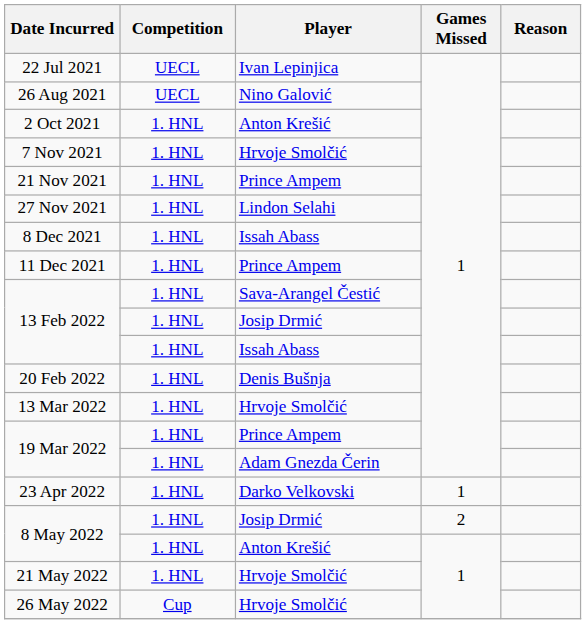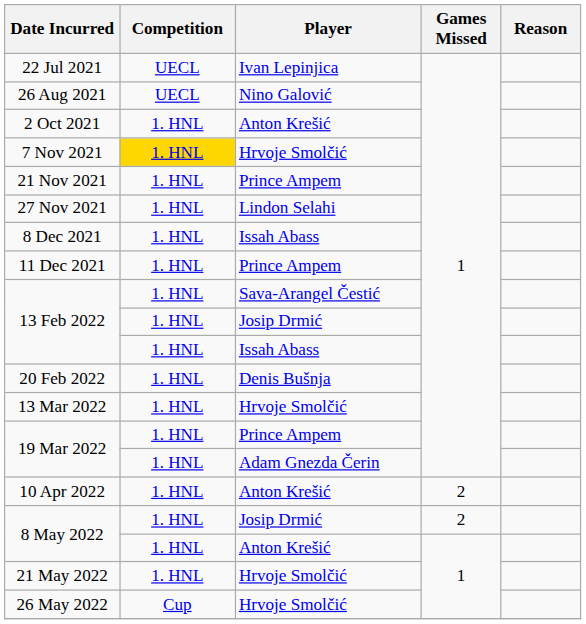(177, 152) no background -> (177, 152) gold background
+ row: (62, 491)
- row: (62, 491)
